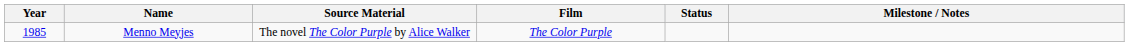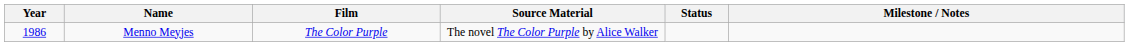columns swapped: (571, 13) <-> (365, 13)
(34, 32) 1985 -> (34, 32) 1986
